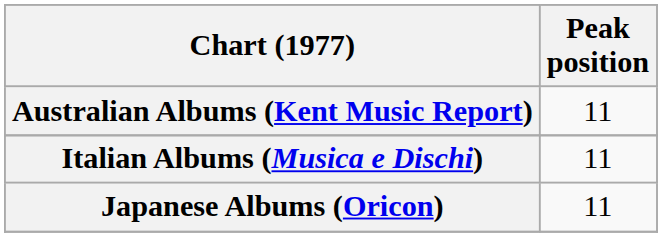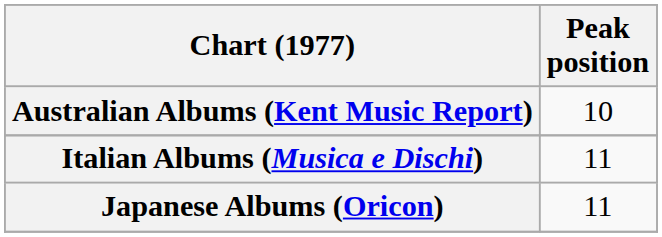(598, 110) 11 -> (598, 110) 10
